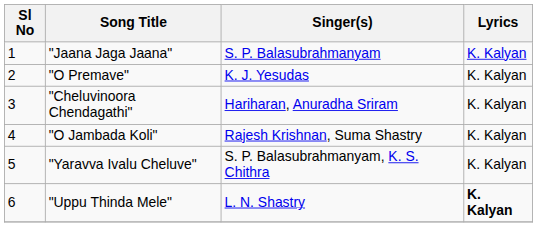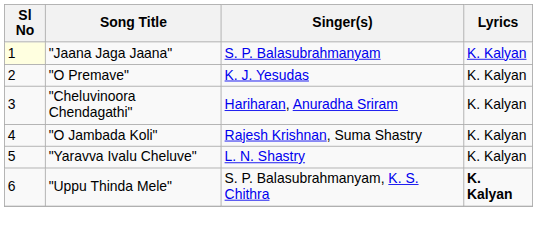(12, 53) no background -> (12, 53) lightyellow background
(322, 165) S. P. Balasubrahmanyam, K. S. Chithra -> (265, 157) L. N. Shastry
(265, 202) L. N. Shastry -> (322, 187) S. P. Balasubrahmanyam, K. S. Chithra
